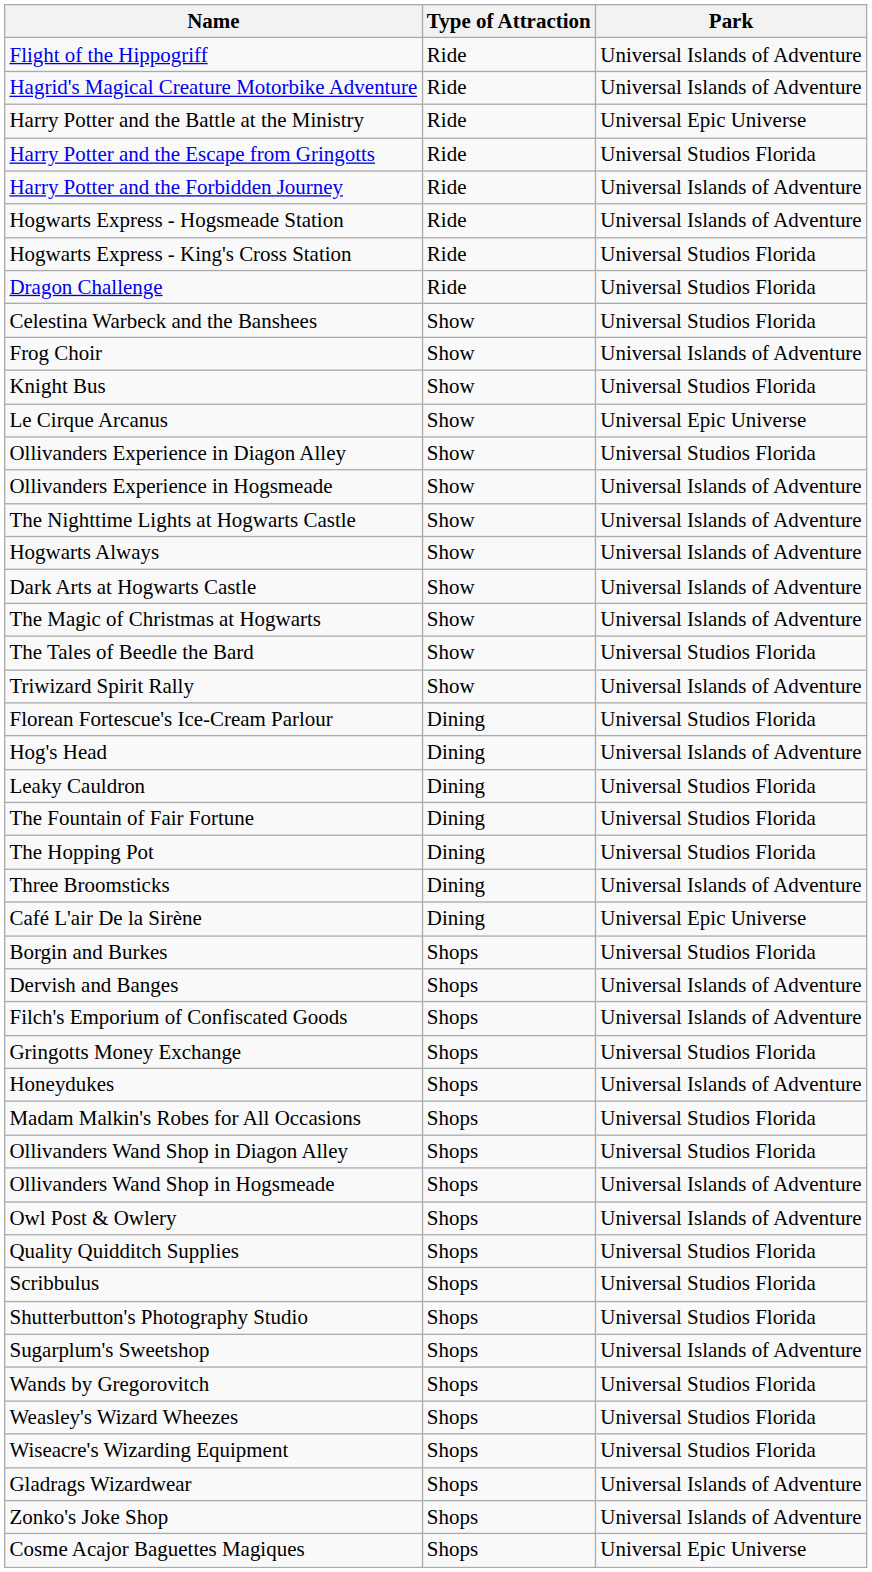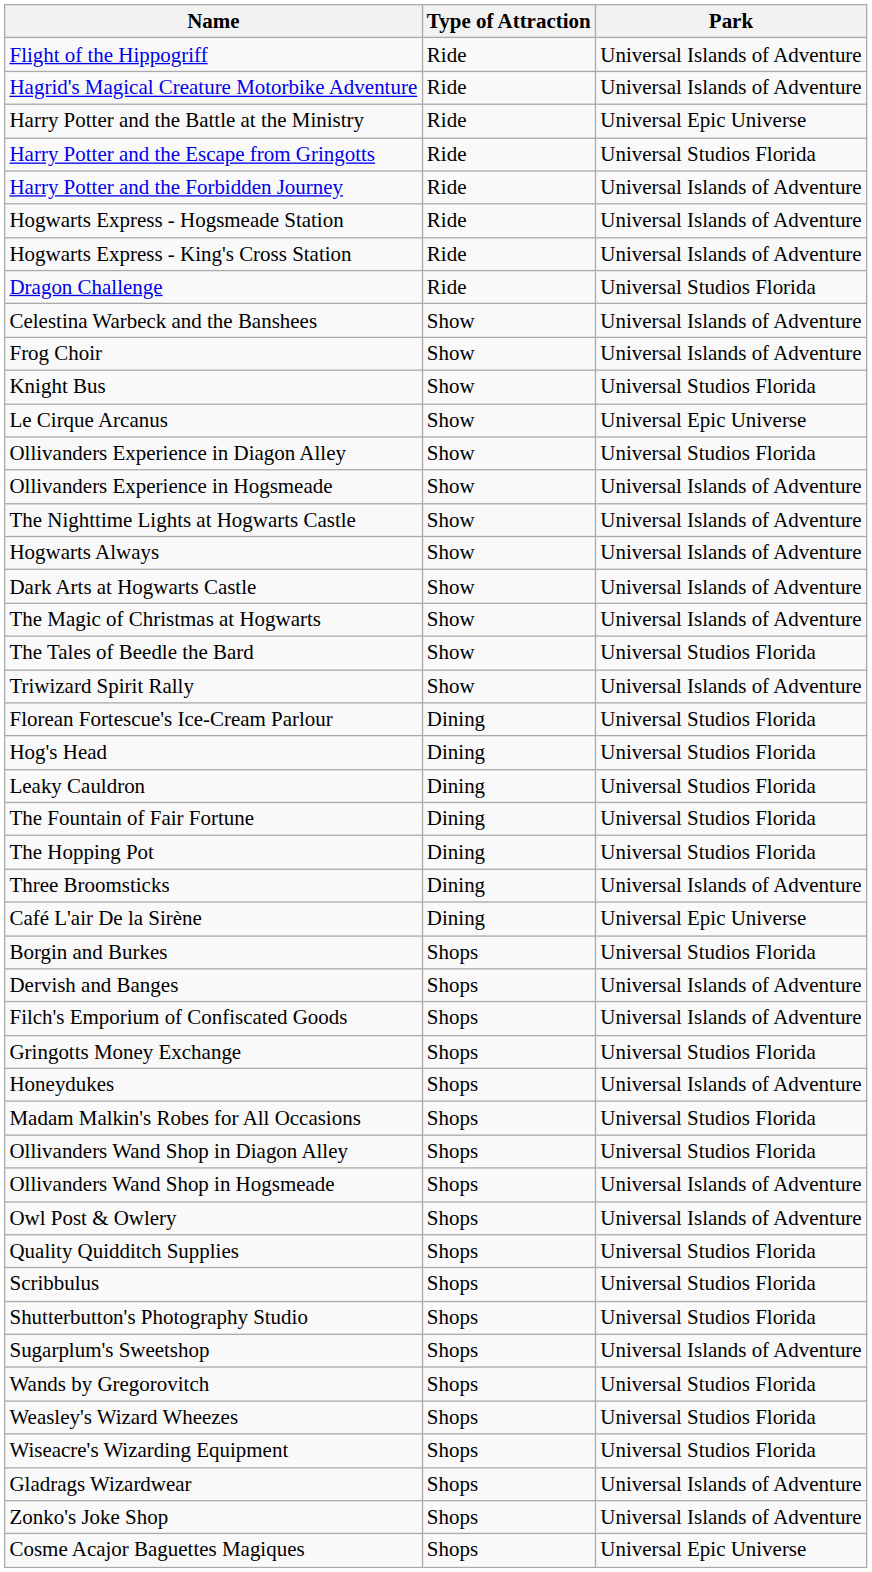(708, 253) Universal Studios Florida -> (731, 253) Universal Islands of Adventure
(708, 320) Universal Studios Florida -> (731, 320) Universal Islands of Adventure
(731, 752) Universal Islands of Adventure -> (708, 752) Universal Studios Florida
